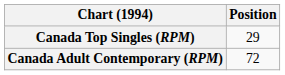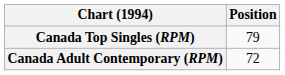(253, 37) 29 -> (253, 37) 79
